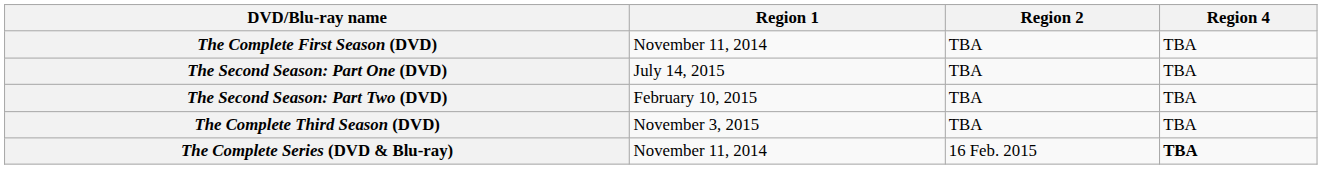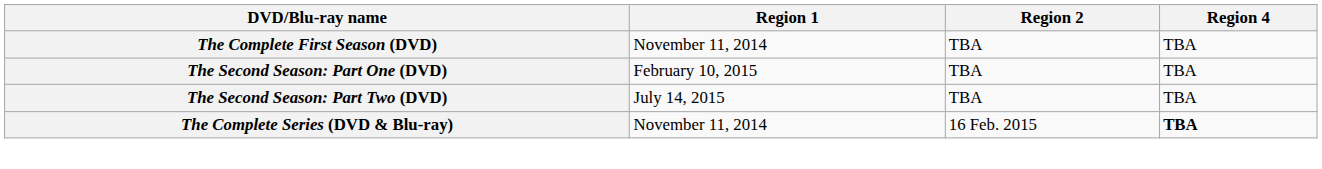(679, 71) July 14, 2015 -> (695, 71) February 10, 2015
(695, 97) February 10, 2015 -> (679, 97) July 14, 2015
- row: (317, 124)
